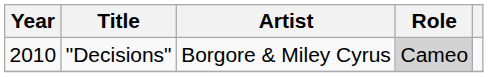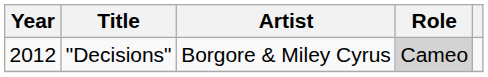(33, 54) 2010 -> (33, 54) 2012
